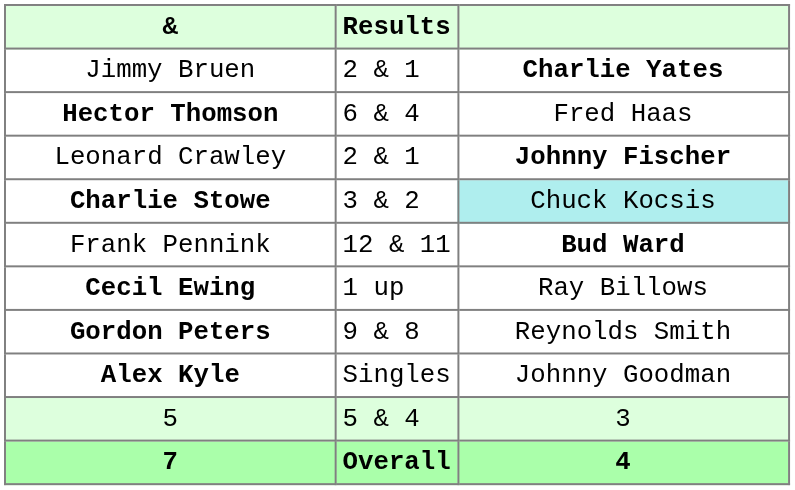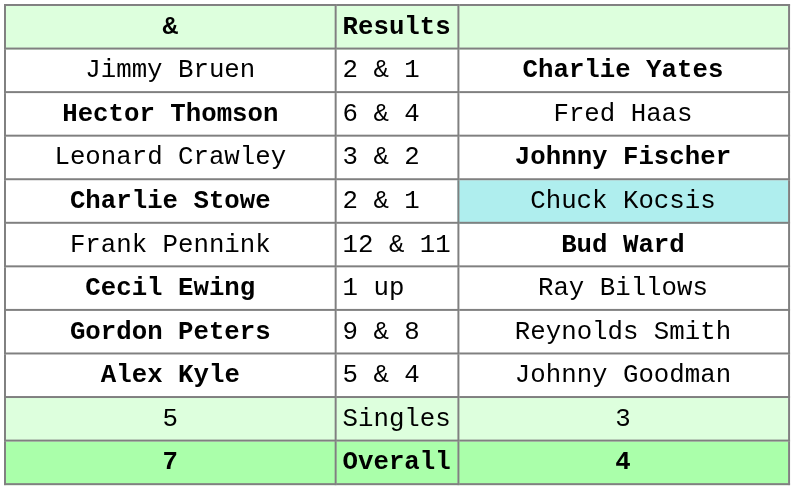(381, 157) 2 & 1 -> (381, 157) 3 & 2
(381, 201) 3 & 2 -> (381, 201) 2 & 1
(397, 375) Singles -> (381, 375) 5 & 4
(381, 419) 5 & 4 -> (397, 419) Singles
